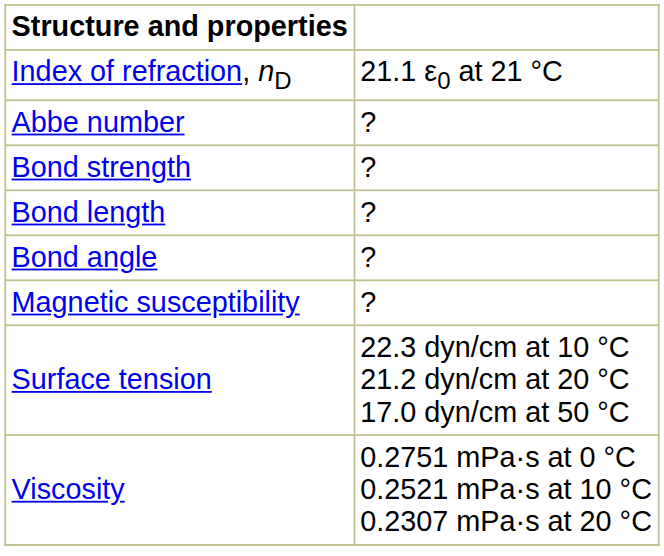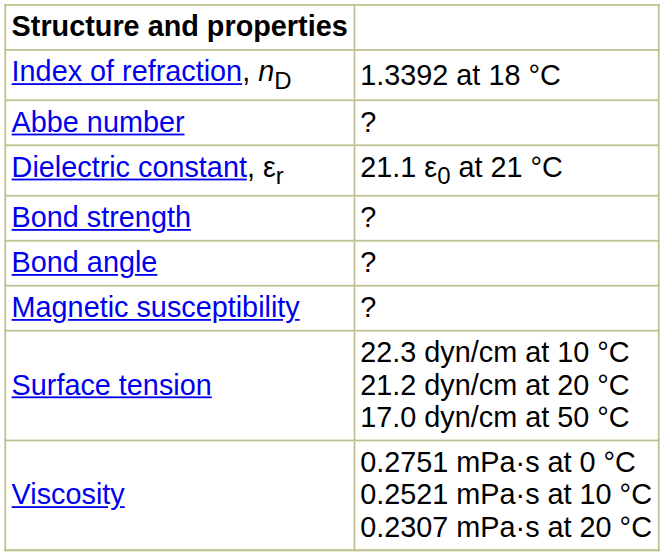(462, 75) 21.1 ε0 at 21 °C -> (461, 74) 1.3392 at 18 °C
+ row: (148, 171)
- row: (88, 212)
